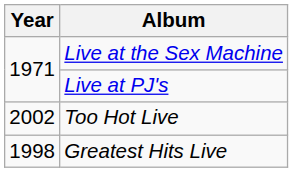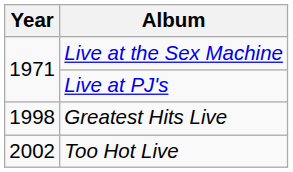rows swapped: (146, 150) <-> (121, 118)
